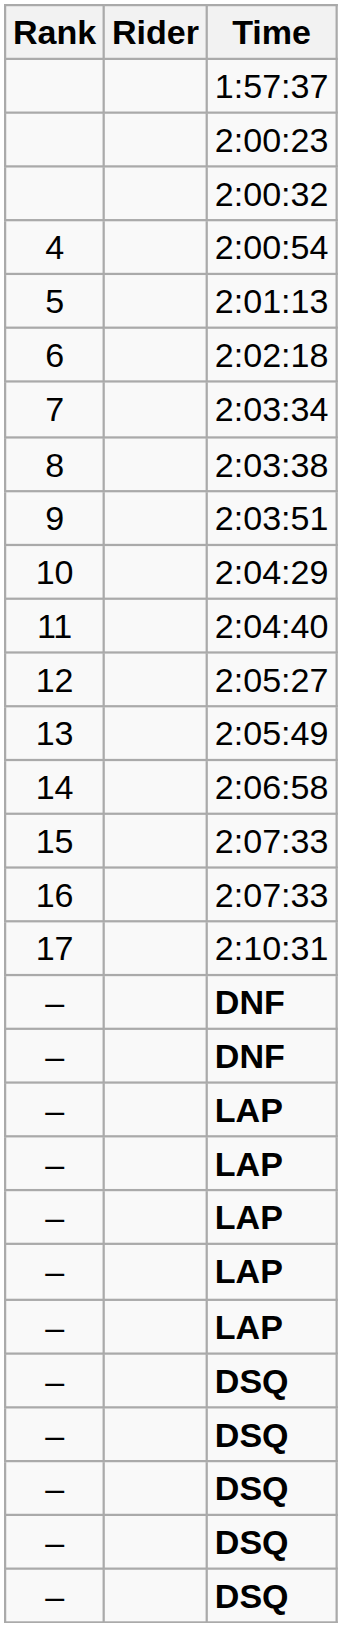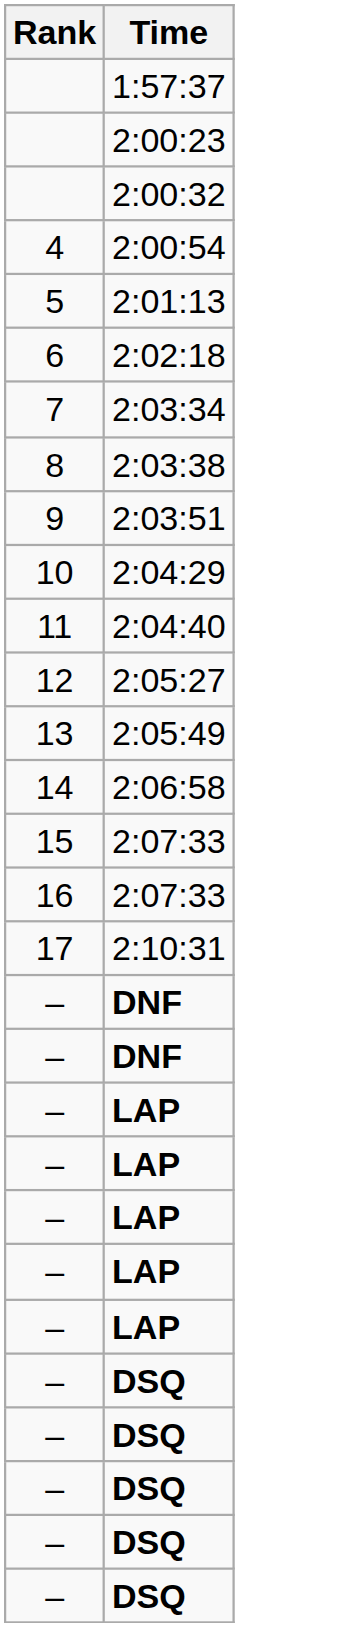- column: (156, 32)
